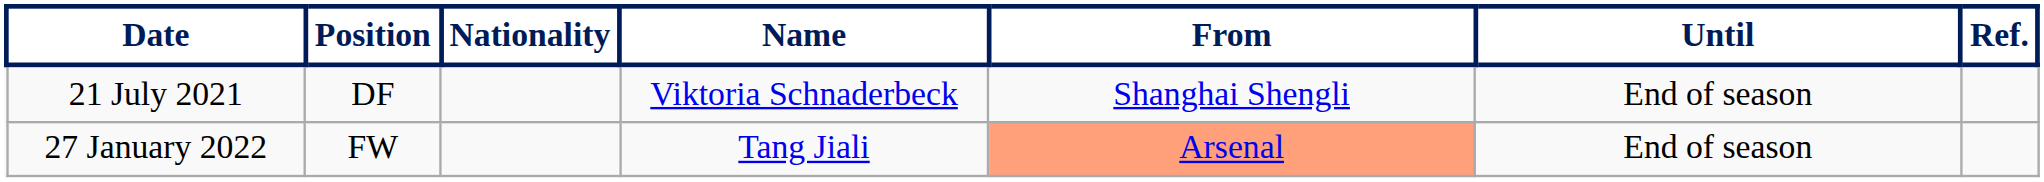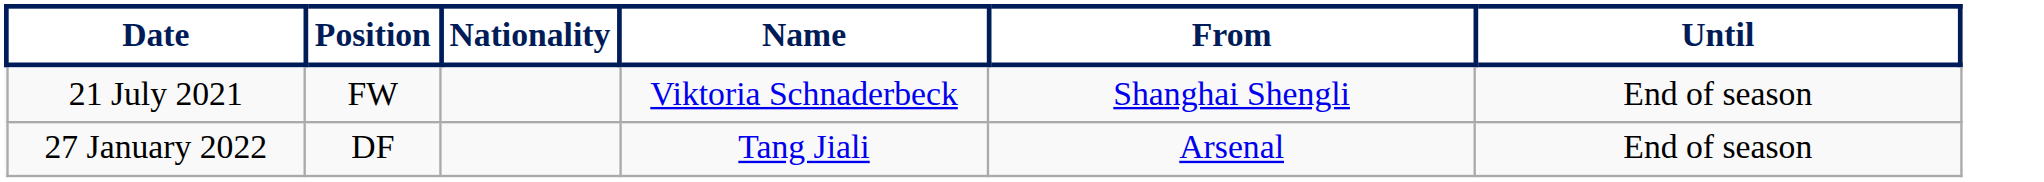- column: (1999, 35)
(373, 92) DF -> (373, 92) FW
(373, 148) FW -> (373, 148) DF
(1232, 148) lightsalmon background -> (1232, 148) no background
